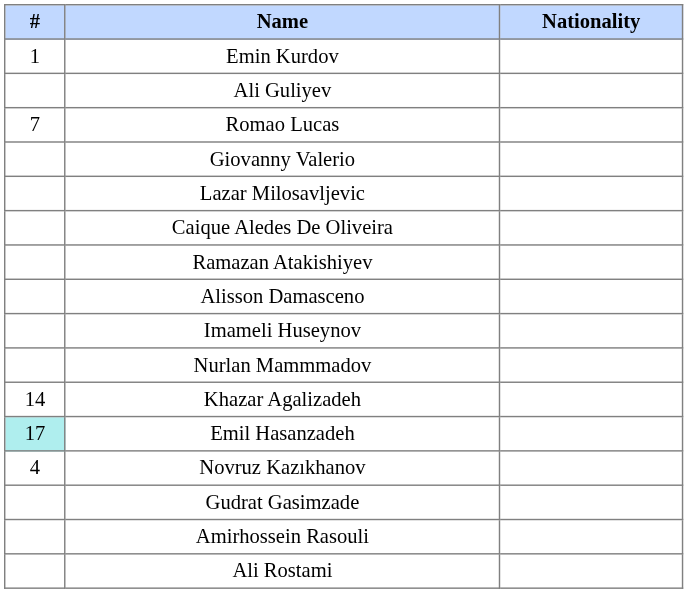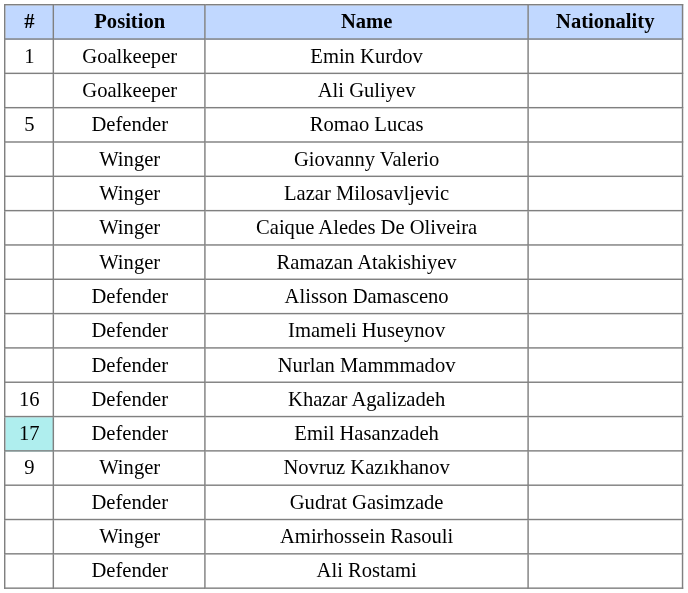+ column: (130, 21)
(35, 124) 7 -> (29, 124) 5
(35, 399) 14 -> (29, 399) 16
(35, 467) 4 -> (29, 467) 9
